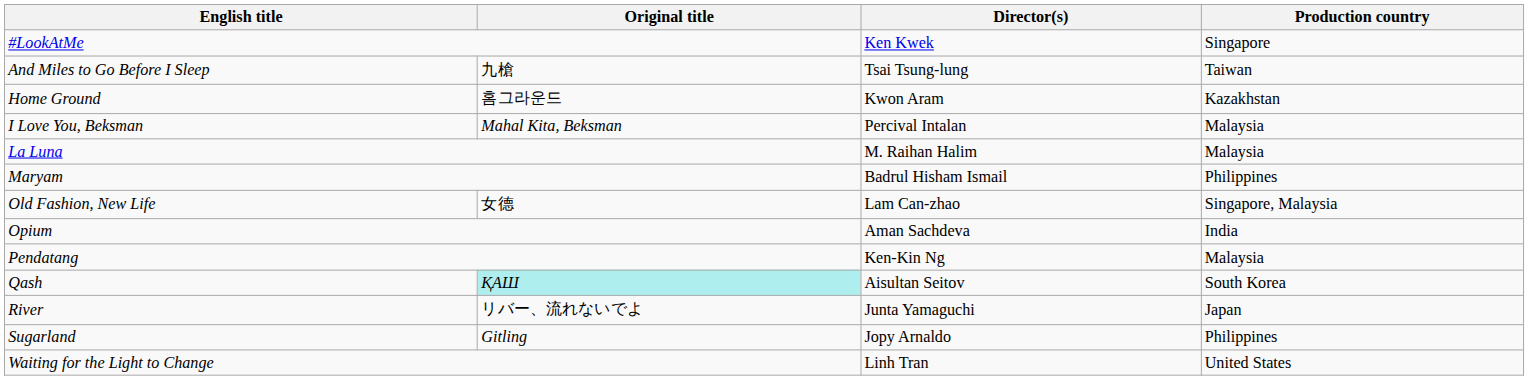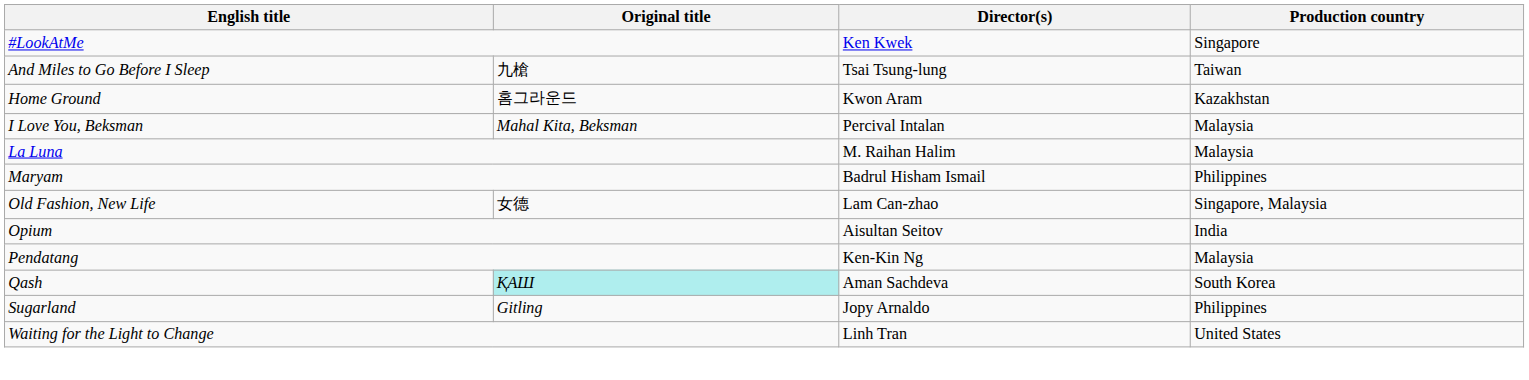(917, 231) Aman Sachdeva -> (893, 231) Aisultan Seitov
(914, 282) Aisultan Seitov -> (896, 282) Aman Sachdeva
- row: (26, 309)
